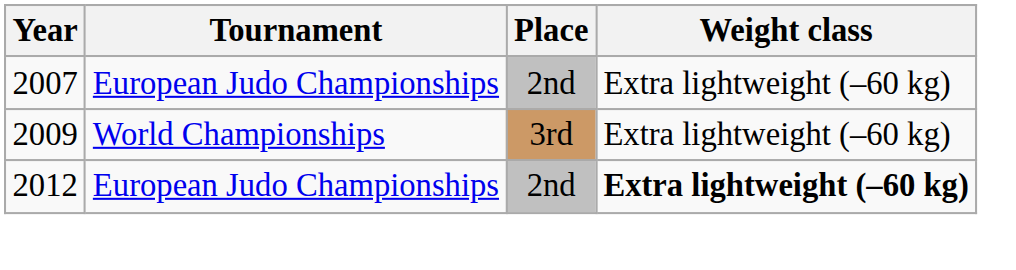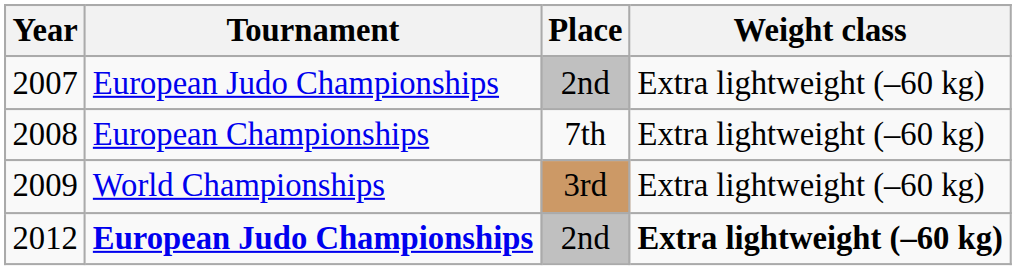+ row: (45, 133)
(296, 185) normal -> (313, 237) bold
